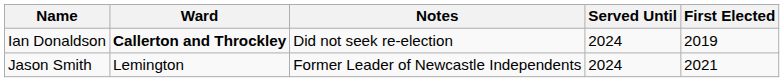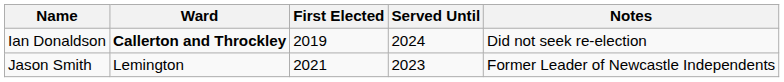columns swapped: (730, 16) <-> (437, 16)
(605, 64) 2024 -> (408, 64) 2023
